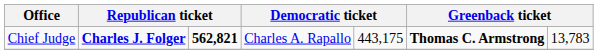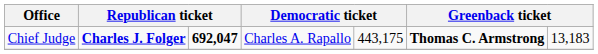(215, 37) 562,821 -> (215, 37) 692,047
(570, 37) 13,783 -> (570, 37) 13,183
